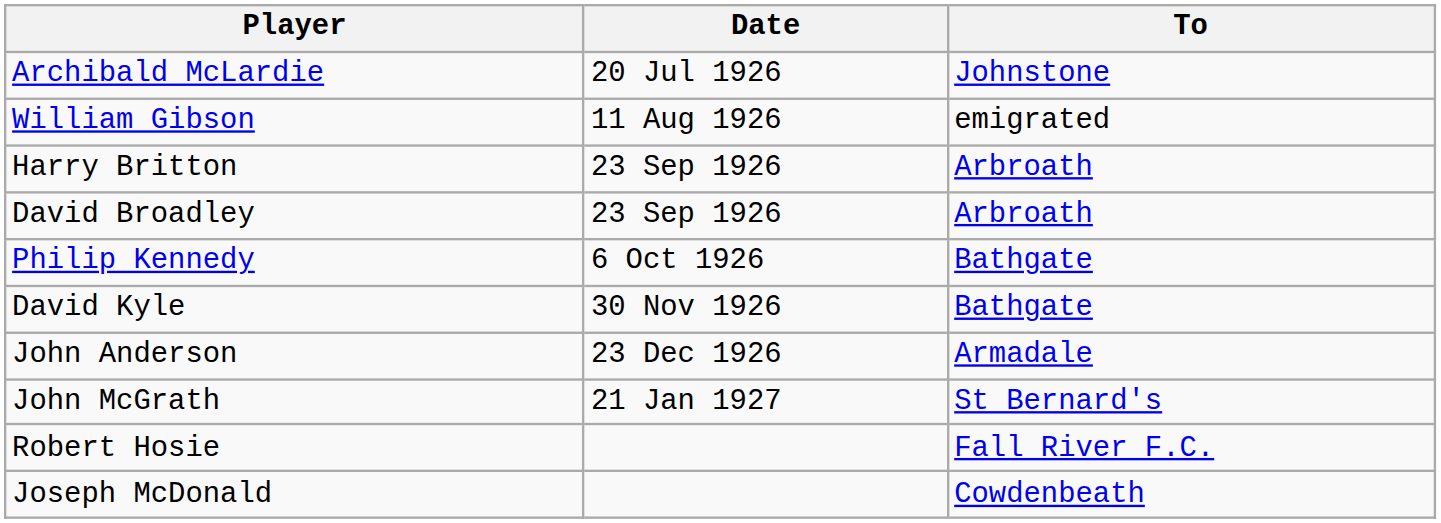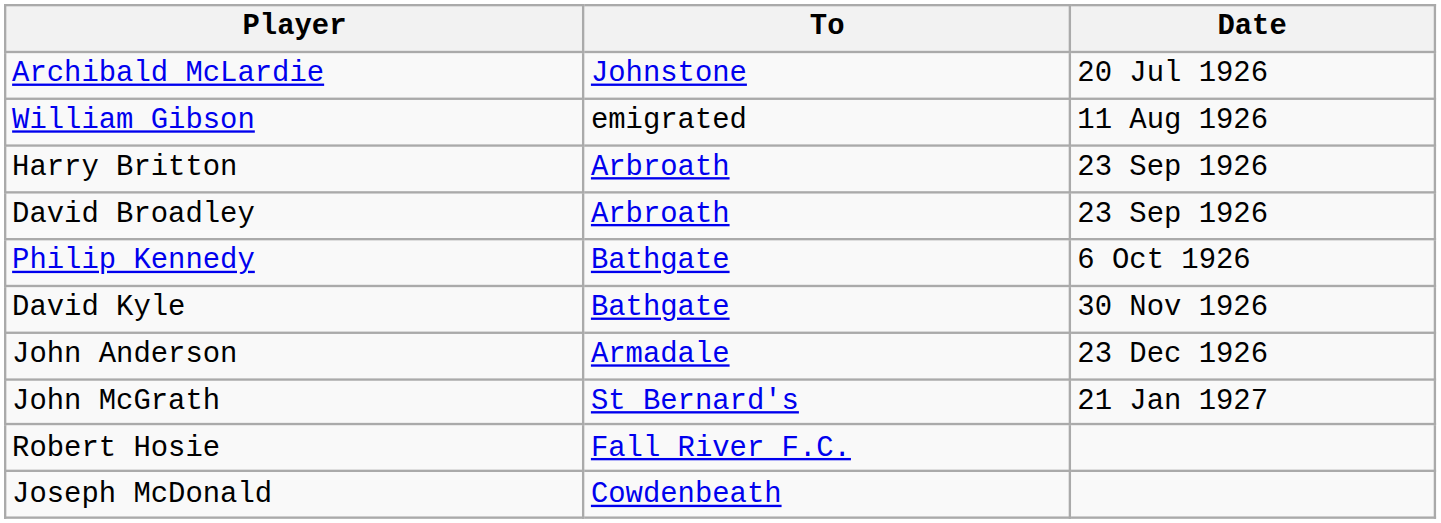columns swapped: (1191, 29) <-> (766, 29)
